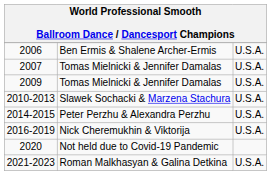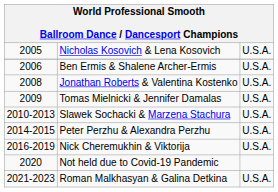+ row: (31, 51)
- row: (31, 67)
+ row: (31, 83)
